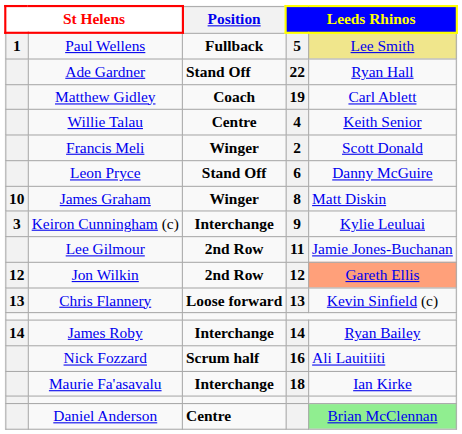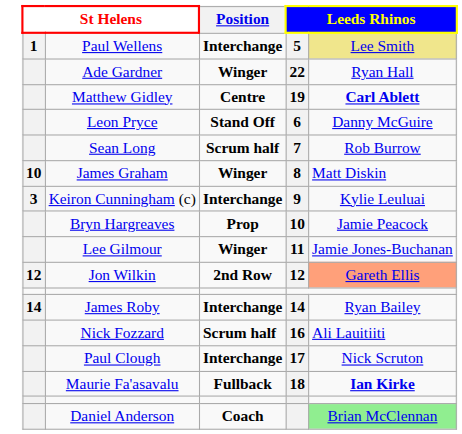(234, 45) Fullback -> (243, 45) Interchange
(218, 71) Stand Off -> (243, 71) Winger
(234, 96) Coach -> (243, 96) Centre
(382, 96) normal -> (382, 96) bold
- row: (105, 122)
- row: (105, 147)
+ row: (122, 147)
+ row: (122, 224)
(234, 249) 2nd Row -> (243, 249) Winger
- row: (105, 300)
+ row: (122, 358)
(234, 383) Interchange -> (243, 383) Fullback
(382, 383) normal -> (382, 383) bold
(209, 416) Centre -> (243, 416) Coach
